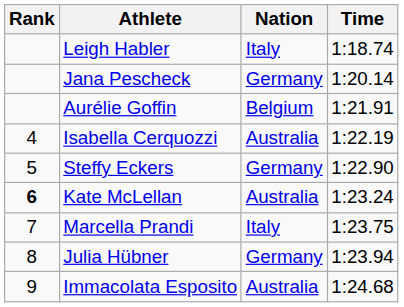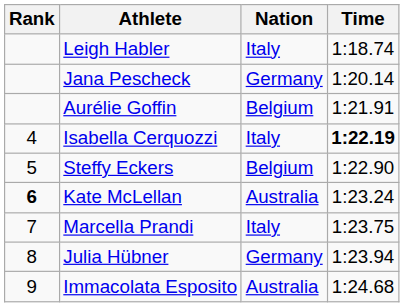(282, 138) Australia -> (263, 138) Italy
(363, 138) normal -> (363, 138) bold
(284, 167) Germany -> (280, 167) Belgium
